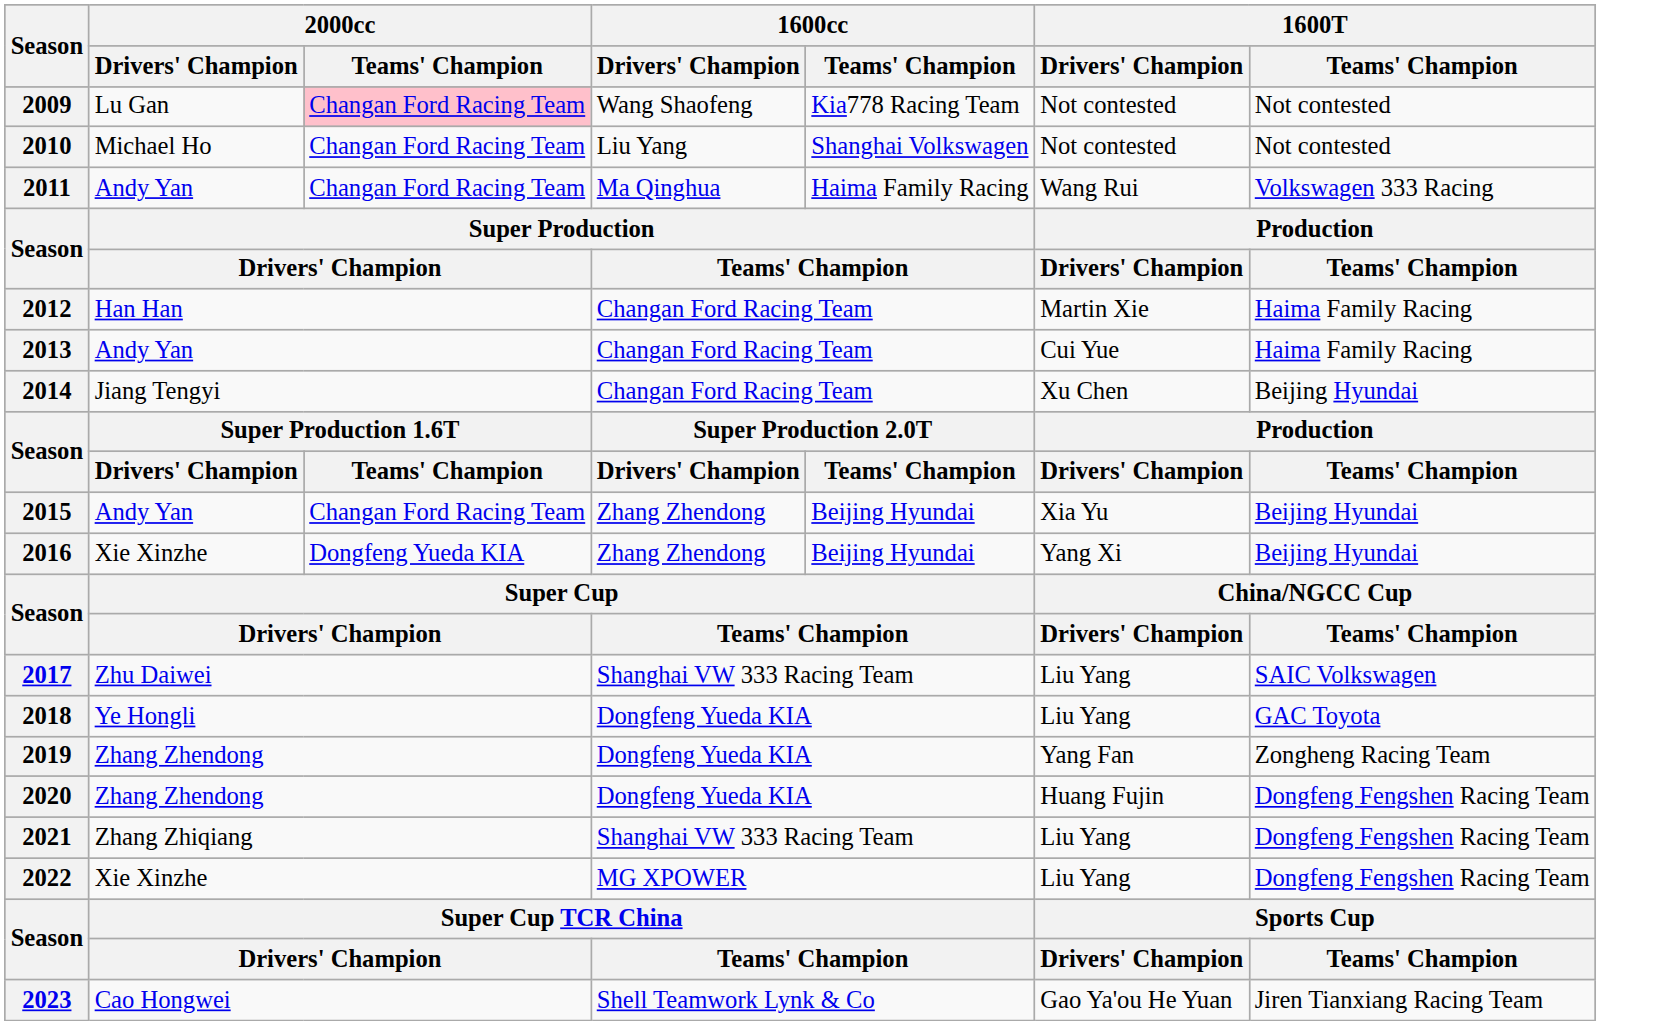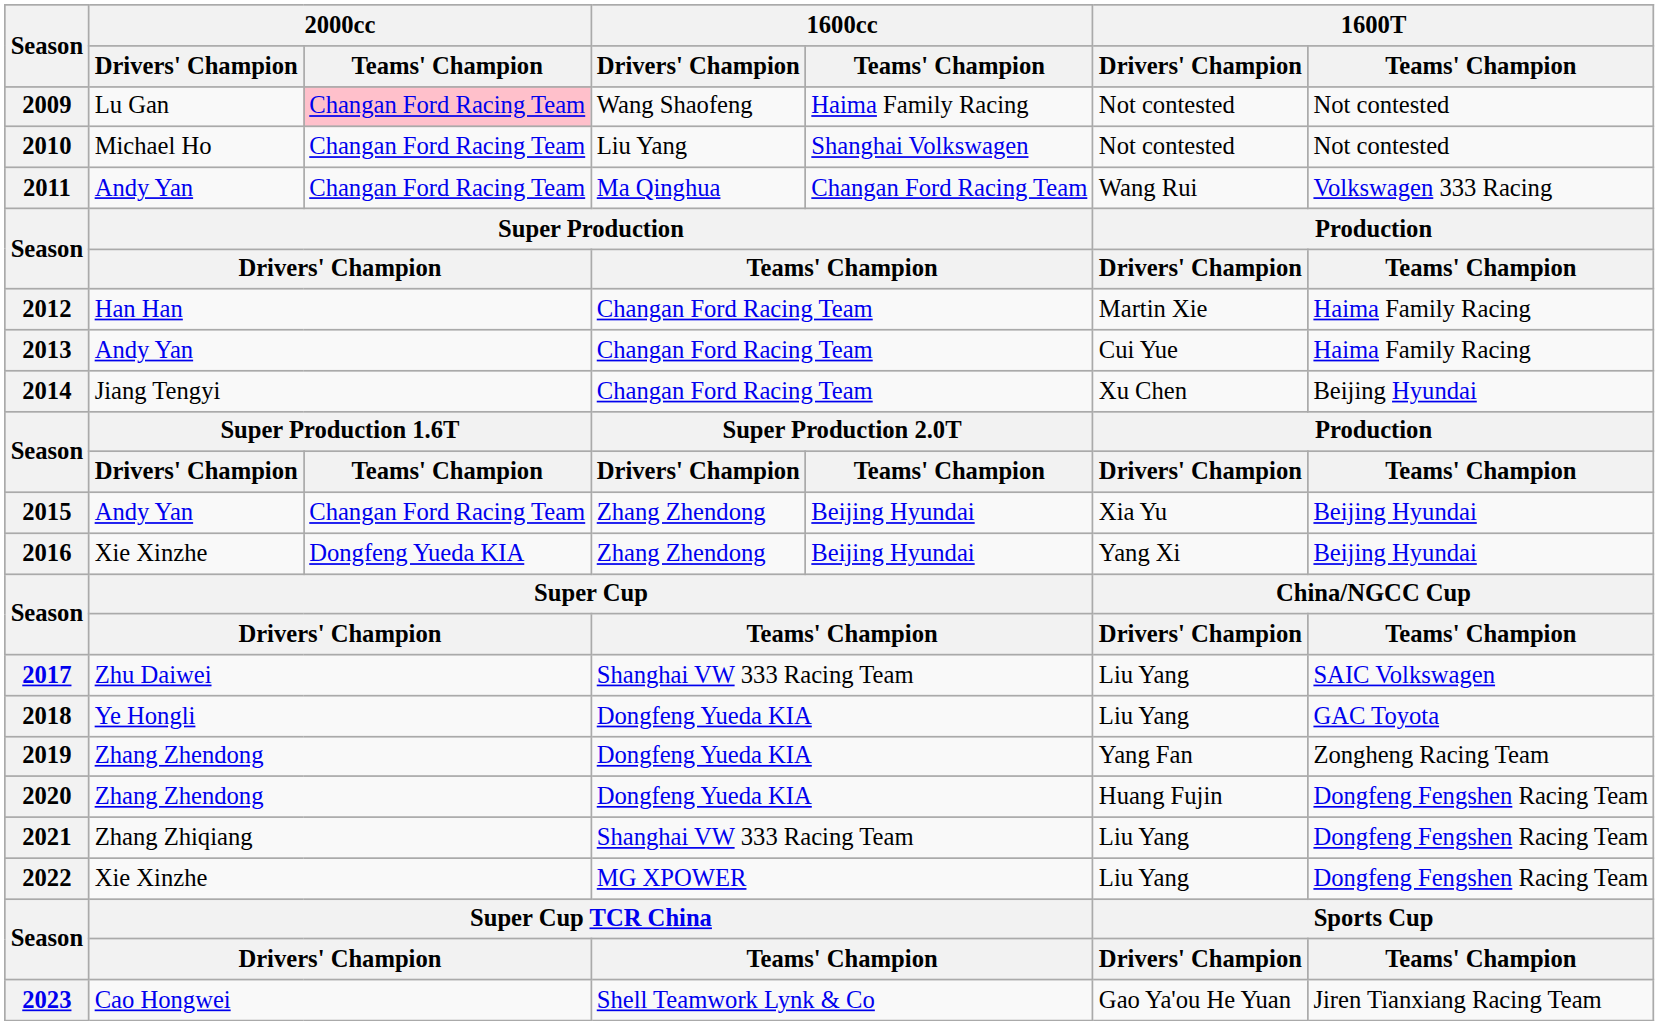(915, 106) Kia778 Racing Team -> (920, 106) Haima Family Racing
(920, 187) Haima Family Racing -> (949, 187) Changan Ford Racing Team
